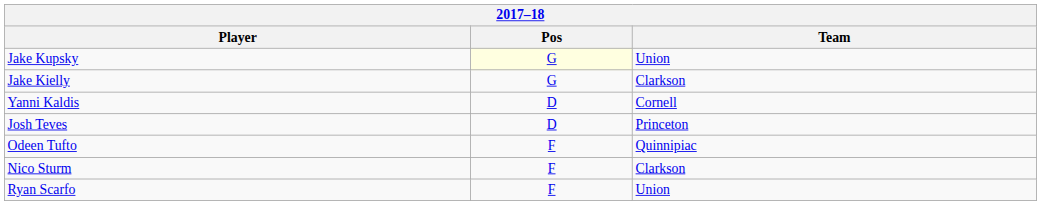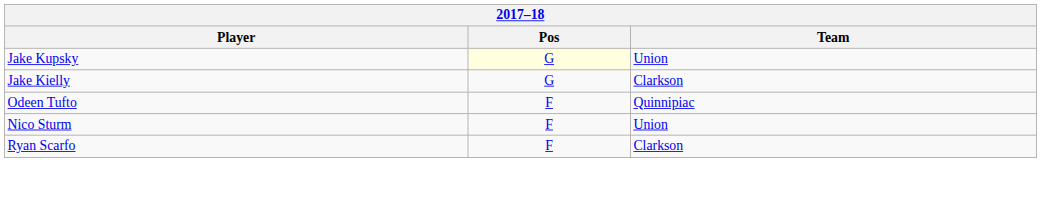- row: (43, 102)
- row: (37, 124)
(660, 168) Clarkson -> (651, 124) Union
(653, 189) Union -> (658, 146) Clarkson
